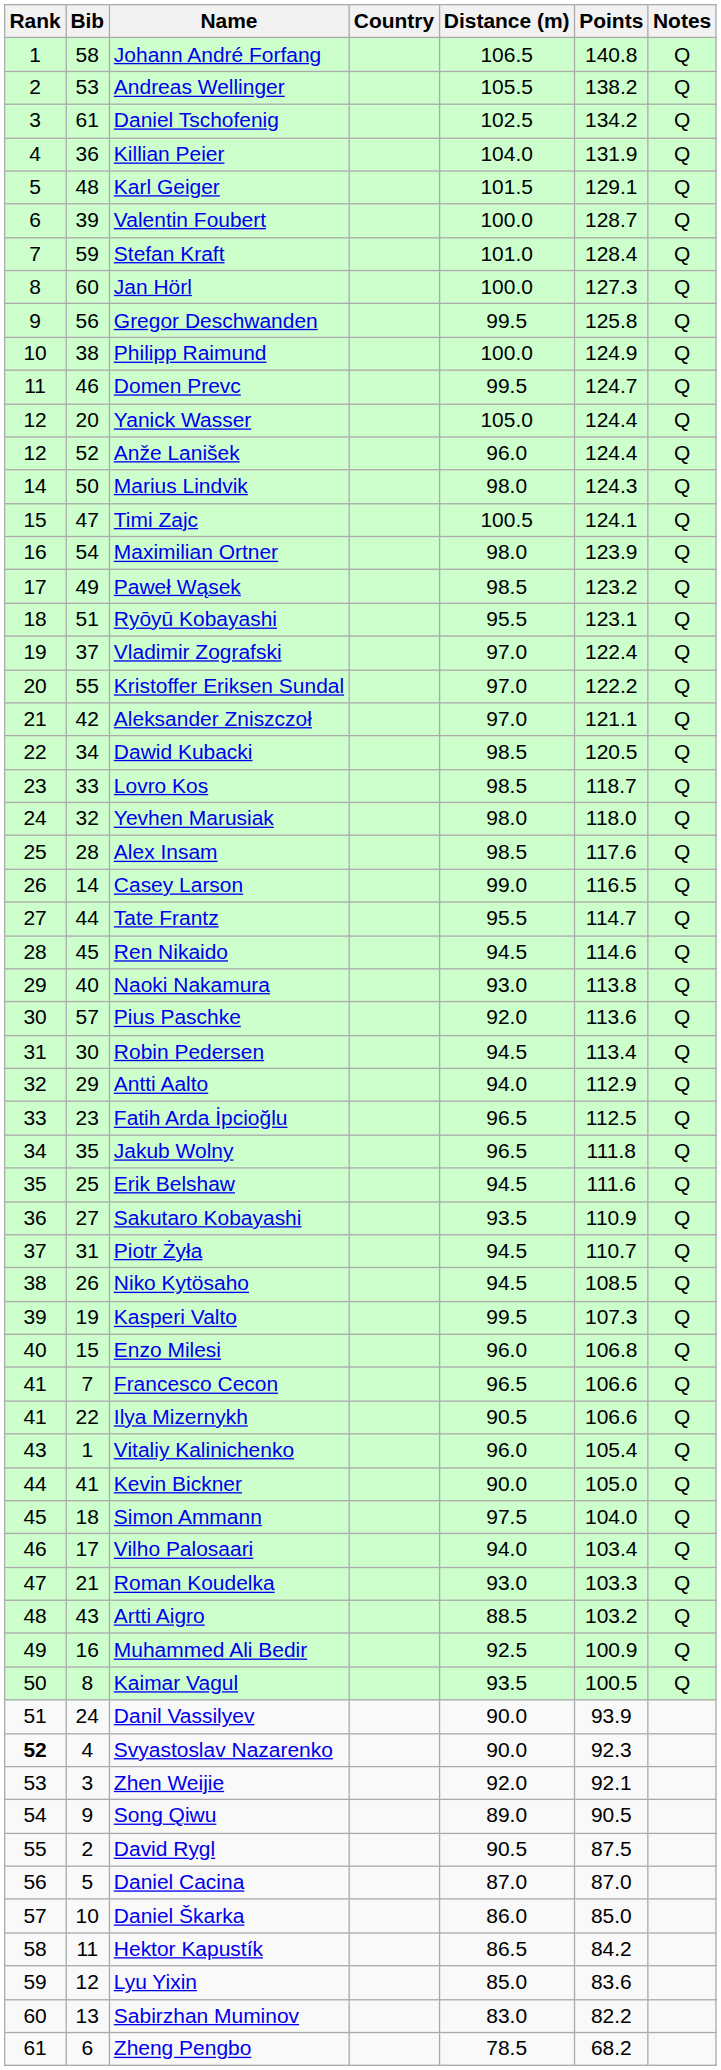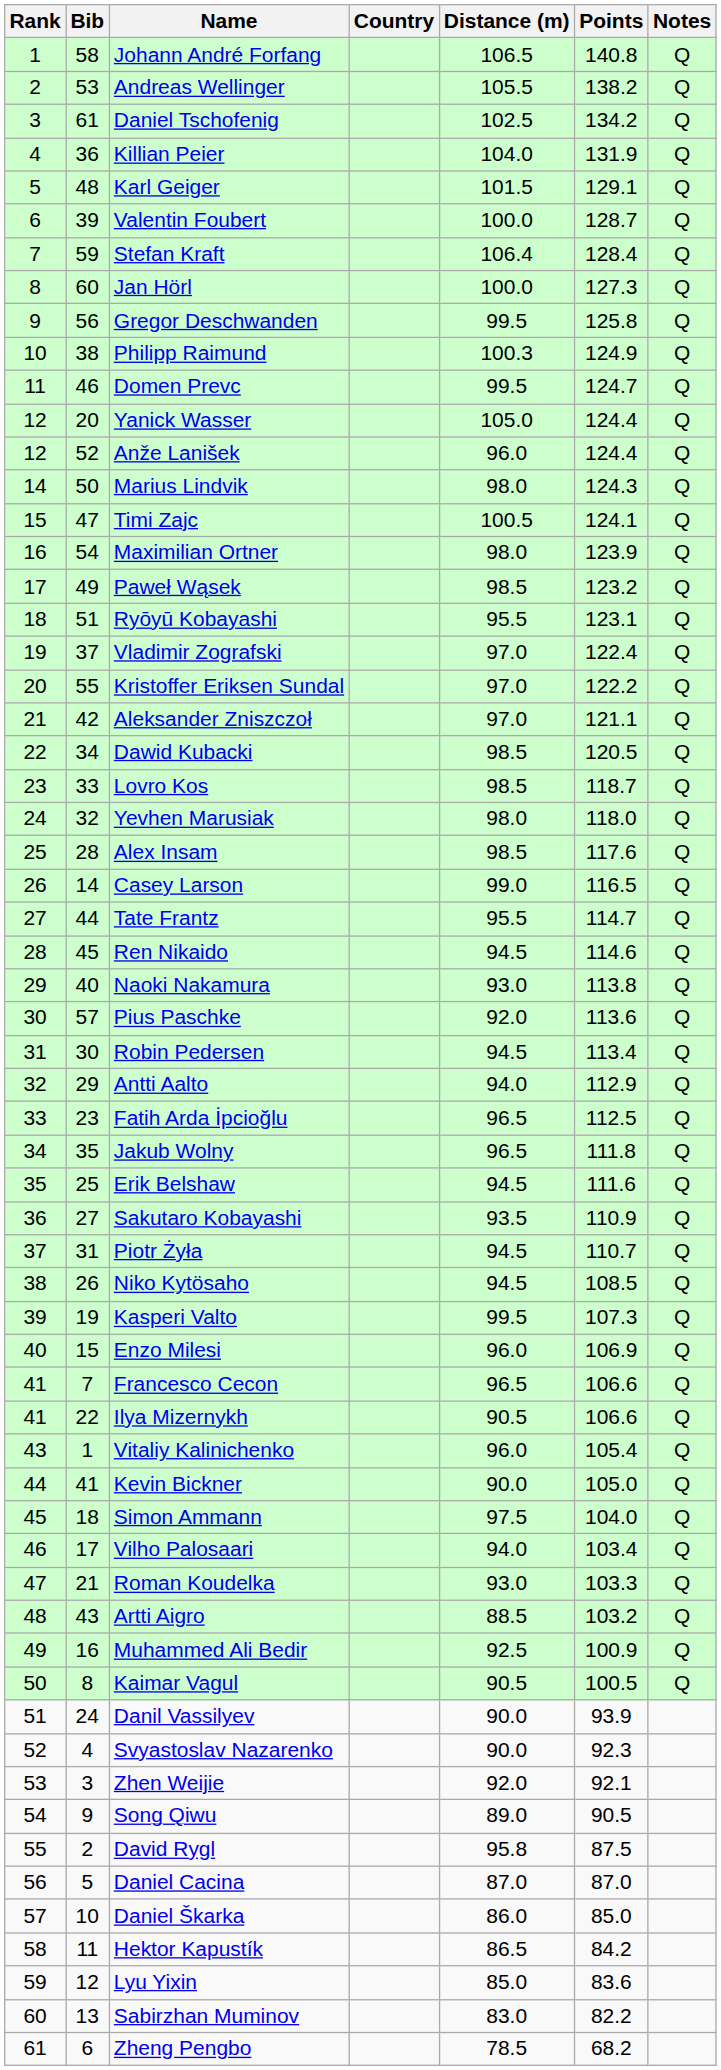(507, 253) 101.0 -> (507, 253) 106.4
(507, 353) 100.0 -> (507, 353) 100.3
(611, 1350) 106.8 -> (611, 1350) 106.9
(507, 1683) 93.5 -> (507, 1683) 90.5
(35, 1749) bold -> (35, 1749) normal
(507, 1849) 90.5 -> (507, 1849) 95.8
